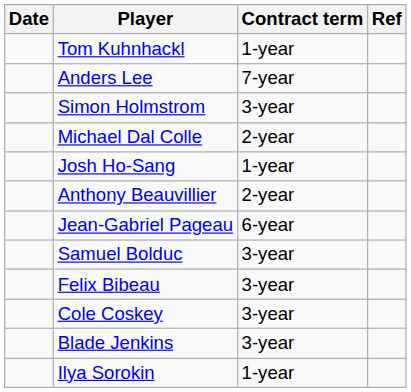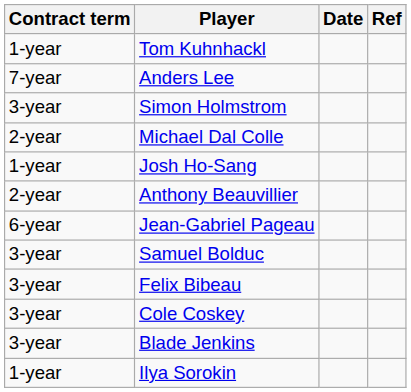columns swapped: (29, 19) <-> (302, 19)
